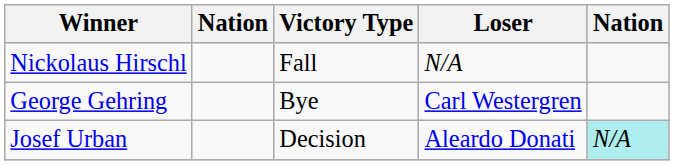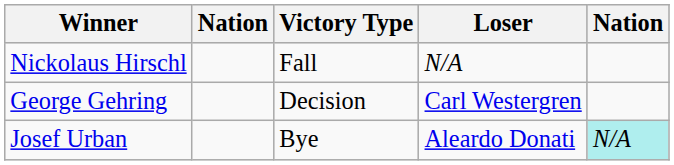(299, 100) Bye -> (323, 100) Decision
(323, 139) Decision -> (299, 139) Bye
